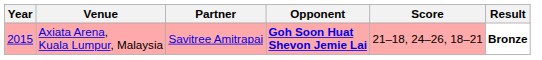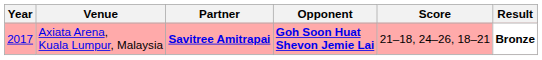(20, 39) 2015 -> (20, 39) 2017
(216, 39) normal -> (219, 39) bold
